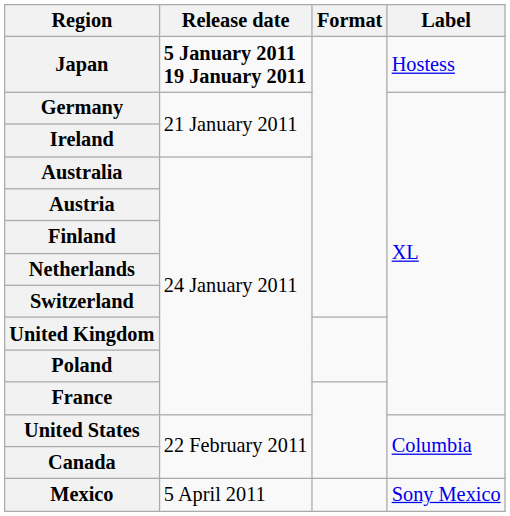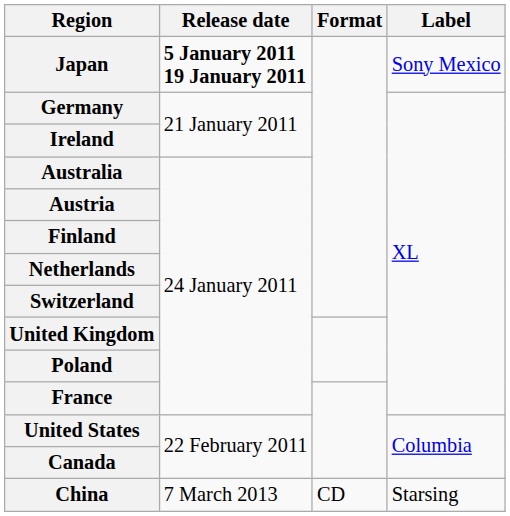(423, 64) Hostess -> (446, 64) Sony Mexico
- row: (82, 494)
+ row: (82, 494)
